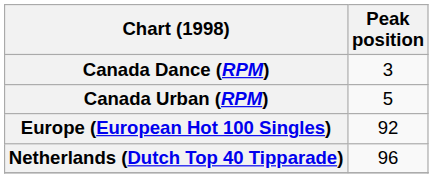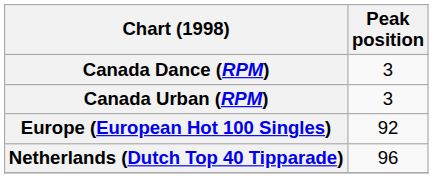(388, 98) 5 -> (388, 98) 3
